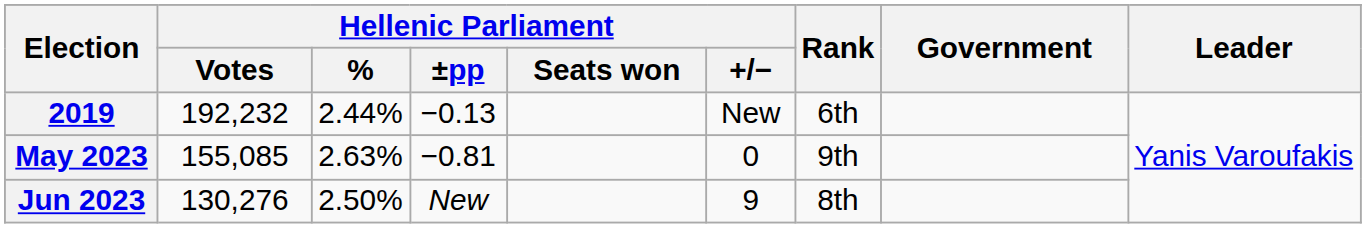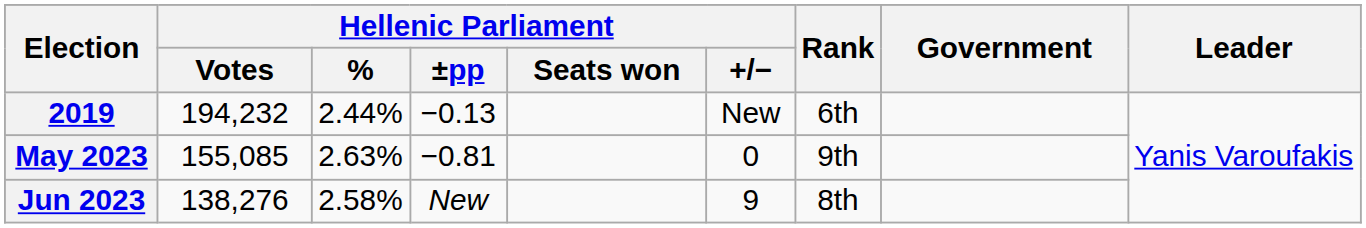(235, 113) 192,232 -> (235, 113) 194,232
(235, 200) 130,276 -> (235, 200) 138,276
(360, 200) 2.50% -> (360, 200) 2.58%
